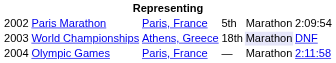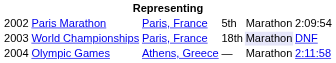(180, 38) Athens, Greece -> (175, 38) Paris, France
(175, 53) Paris, France -> (180, 53) Athens, Greece
